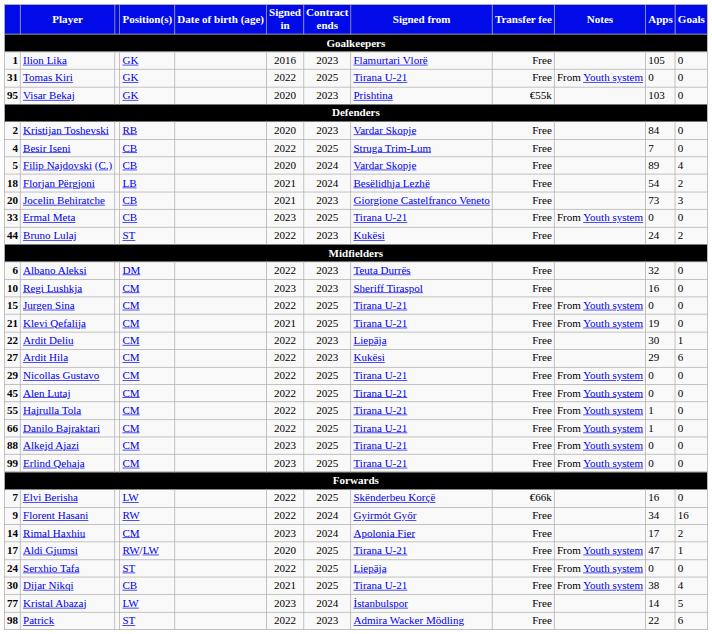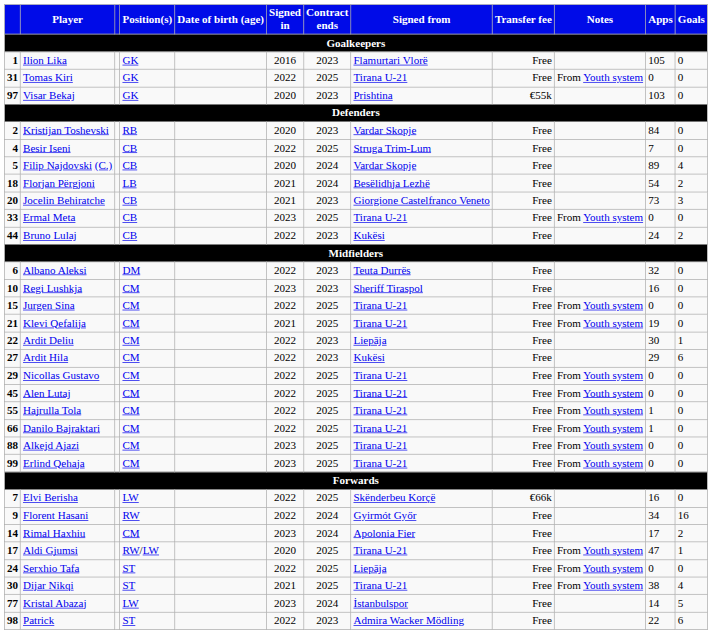(12, 95) 95 -> (12, 95) 97
(129, 235) ST -> (130, 235) CB
(130, 585) CB -> (129, 585) ST
